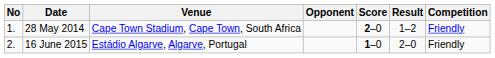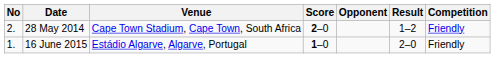columns swapped: (330, 12) <-> (373, 12)
(11, 28) 1. -> (11, 28) 2.
(11, 45) 2. -> (11, 45) 1.
